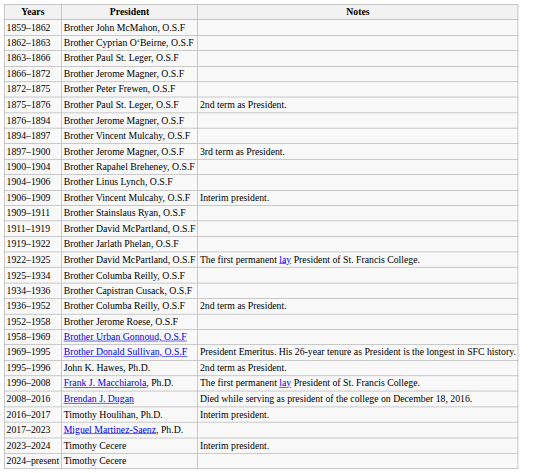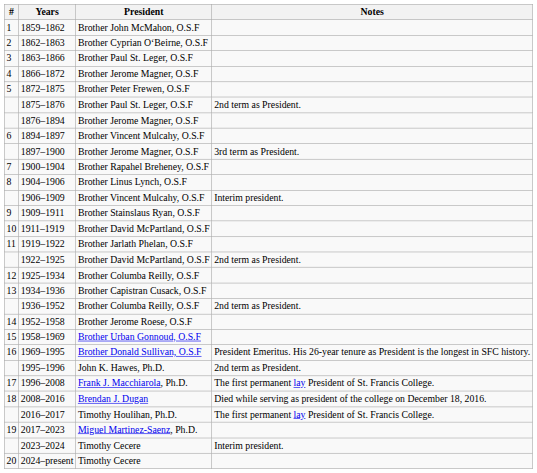+ column: (11, 12)
(310, 259) The first permanent lay President of St. Francis College. -> (258, 259) 2nd term as President.
(235, 414) Interim president. -> (324, 414) The first permanent lay President of St. Francis College.
